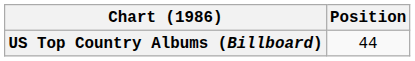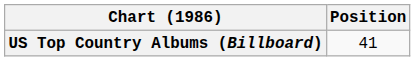(368, 43) 44 -> (368, 43) 41
